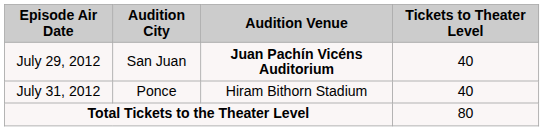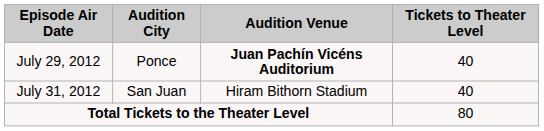(157, 61) San Juan -> (157, 61) Ponce
(157, 92) Ponce -> (157, 92) San Juan
